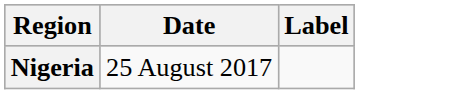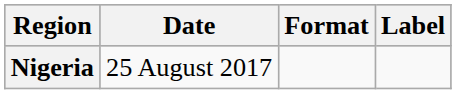+ column: (327, 25)
